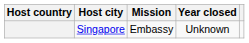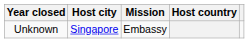columns swapped: (39, 12) <-> (207, 12)
